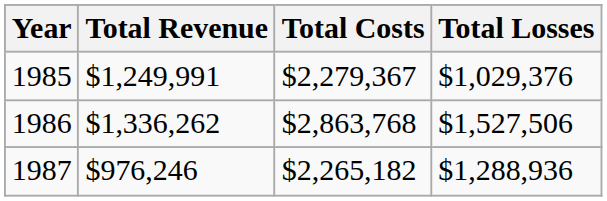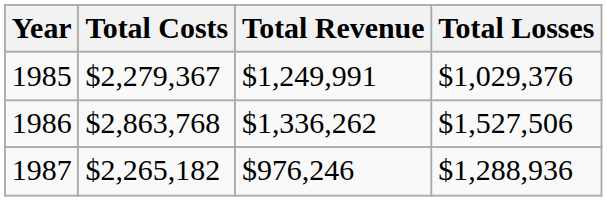columns swapped: (177, 28) <-> (353, 28)
